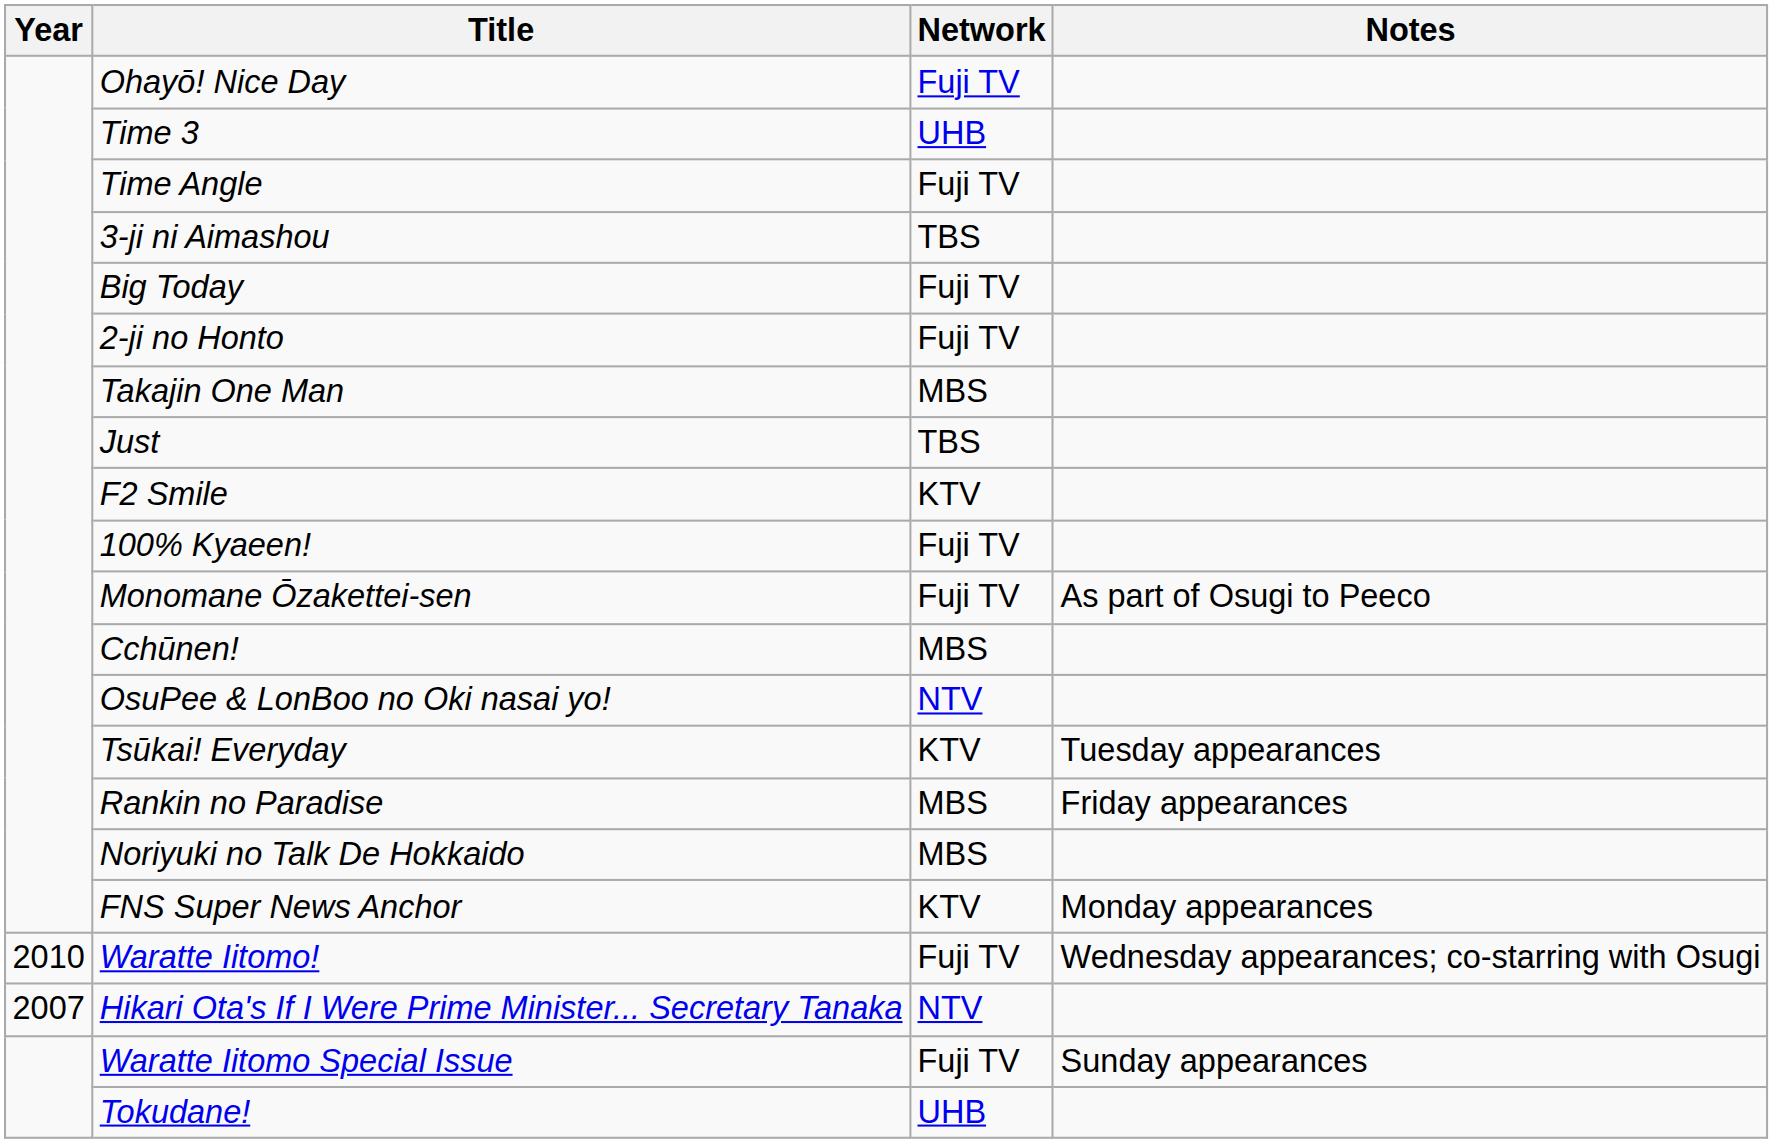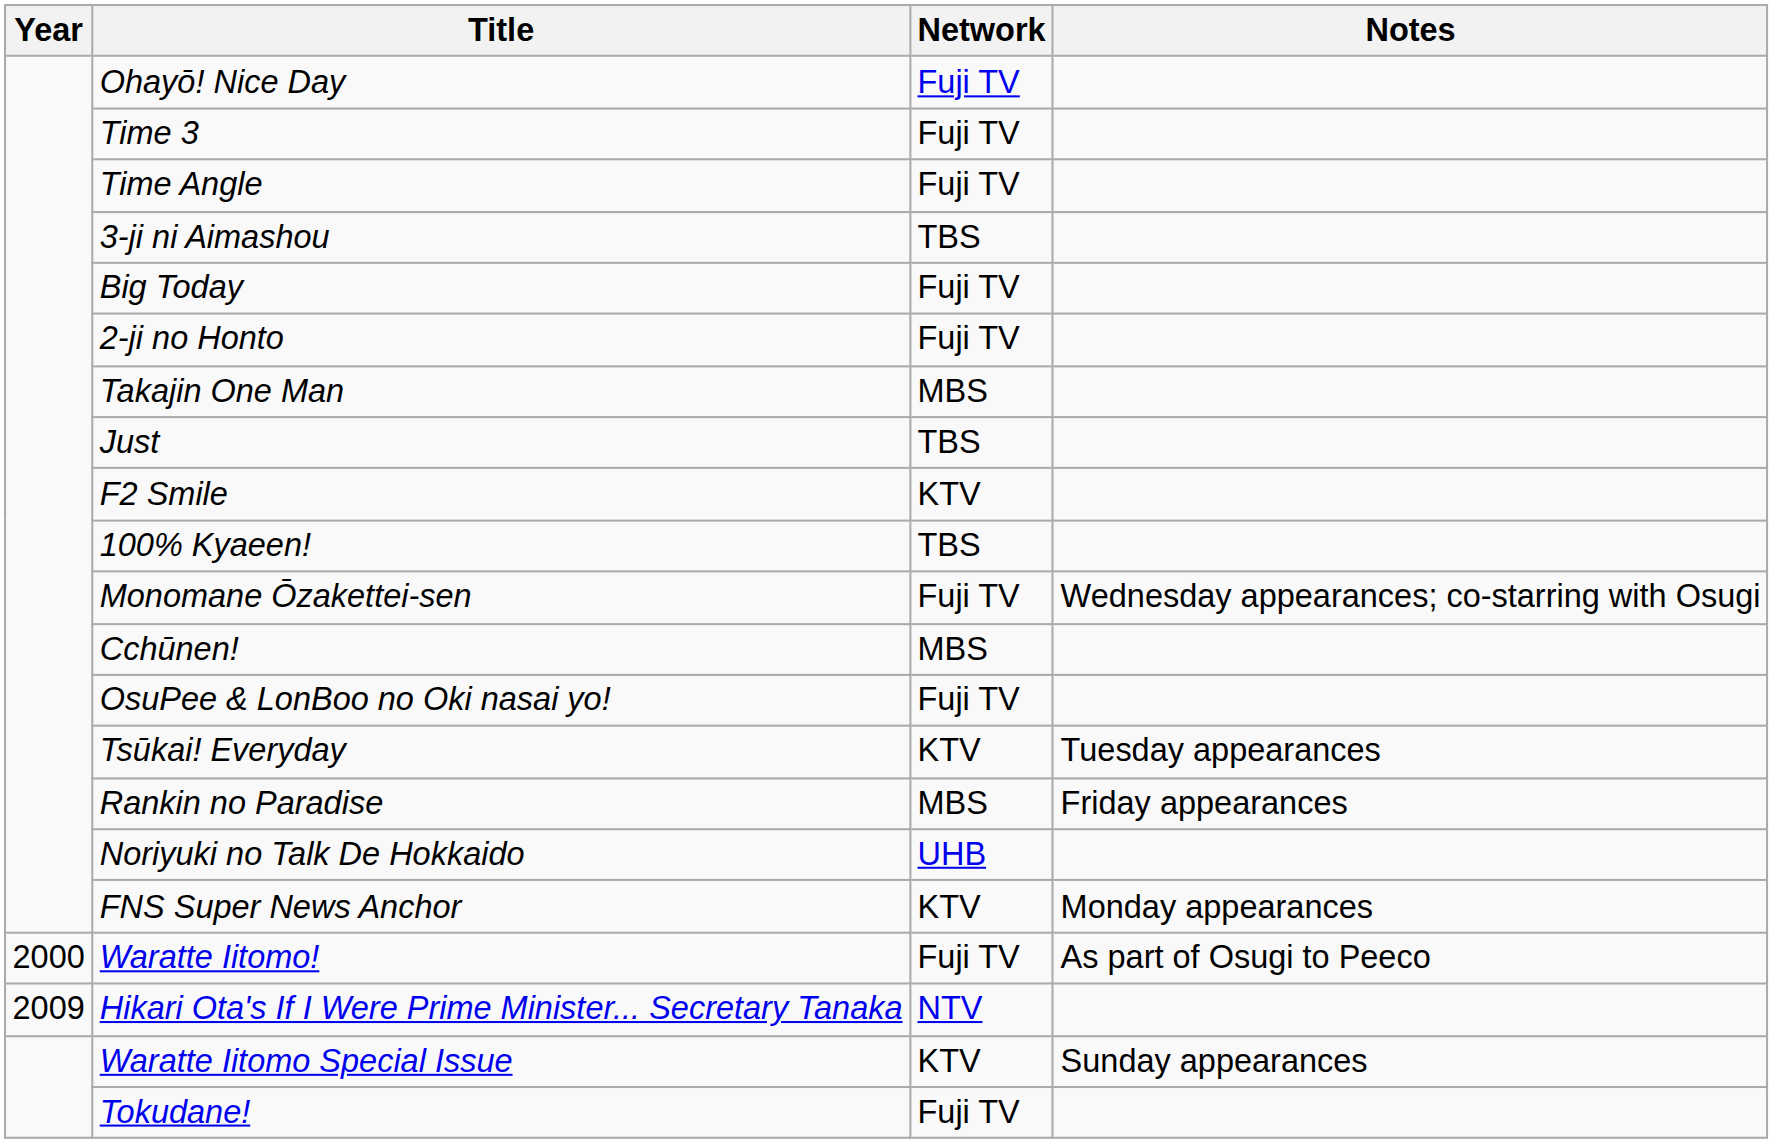(952, 133) UHB -> (969, 133) Fuji TV
(969, 545) Fuji TV -> (949, 545) TBS
(1246, 596) As part of Osugi to Peeco -> (1411, 596) Wednesday appearances; co-starring with Osugi
(950, 699) NTV -> (969, 699) Fuji TV
(953, 854) MBS -> (952, 854) UHB
(49, 957) 2010 -> (49, 957) 2000
(1411, 957) Wednesday appearances; co-starring with Osugi -> (1246, 957) As part of Osugi to Peeco
(49, 1008) 2007 -> (49, 1008) 2009
(969, 1060) Fuji TV -> (949, 1060) KTV
(952, 1111) UHB -> (969, 1111) Fuji TV
